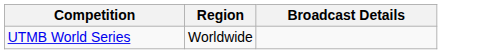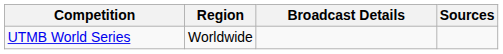+ column: (467, 15)
